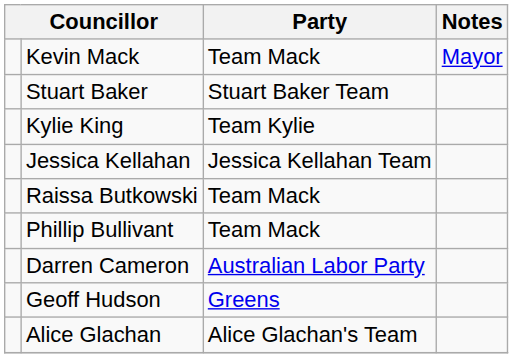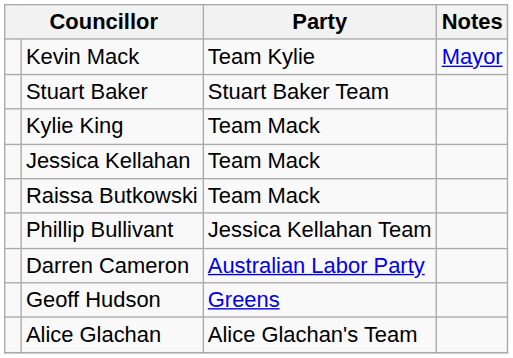(264, 56) Team Mack -> (261, 56) Team Kylie
(261, 126) Team Kylie -> (264, 126) Team Mack
(320, 160) Jessica Kellahan Team -> (264, 160) Team Mack
(264, 230) Team Mack -> (320, 230) Jessica Kellahan Team
